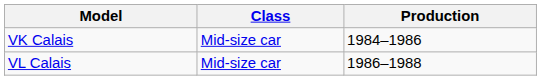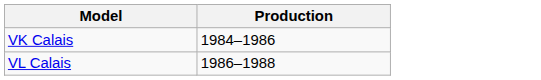- column: (270, 16)
